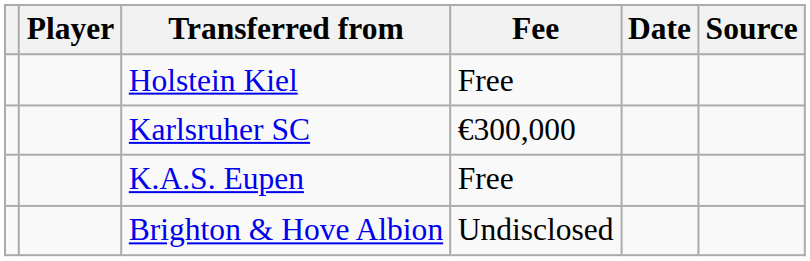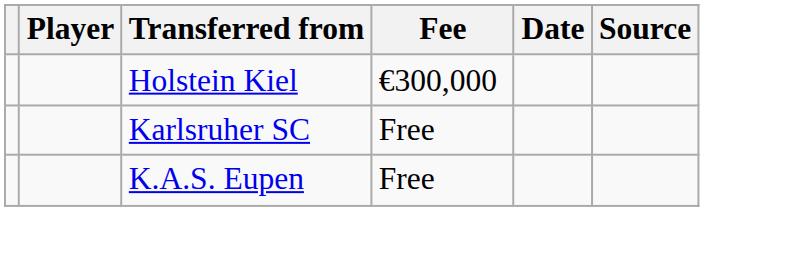(486, 79) Free -> (438, 79) €300,000
(517, 129) €300,000 -> (407, 129) Free
- row: (286, 229)
